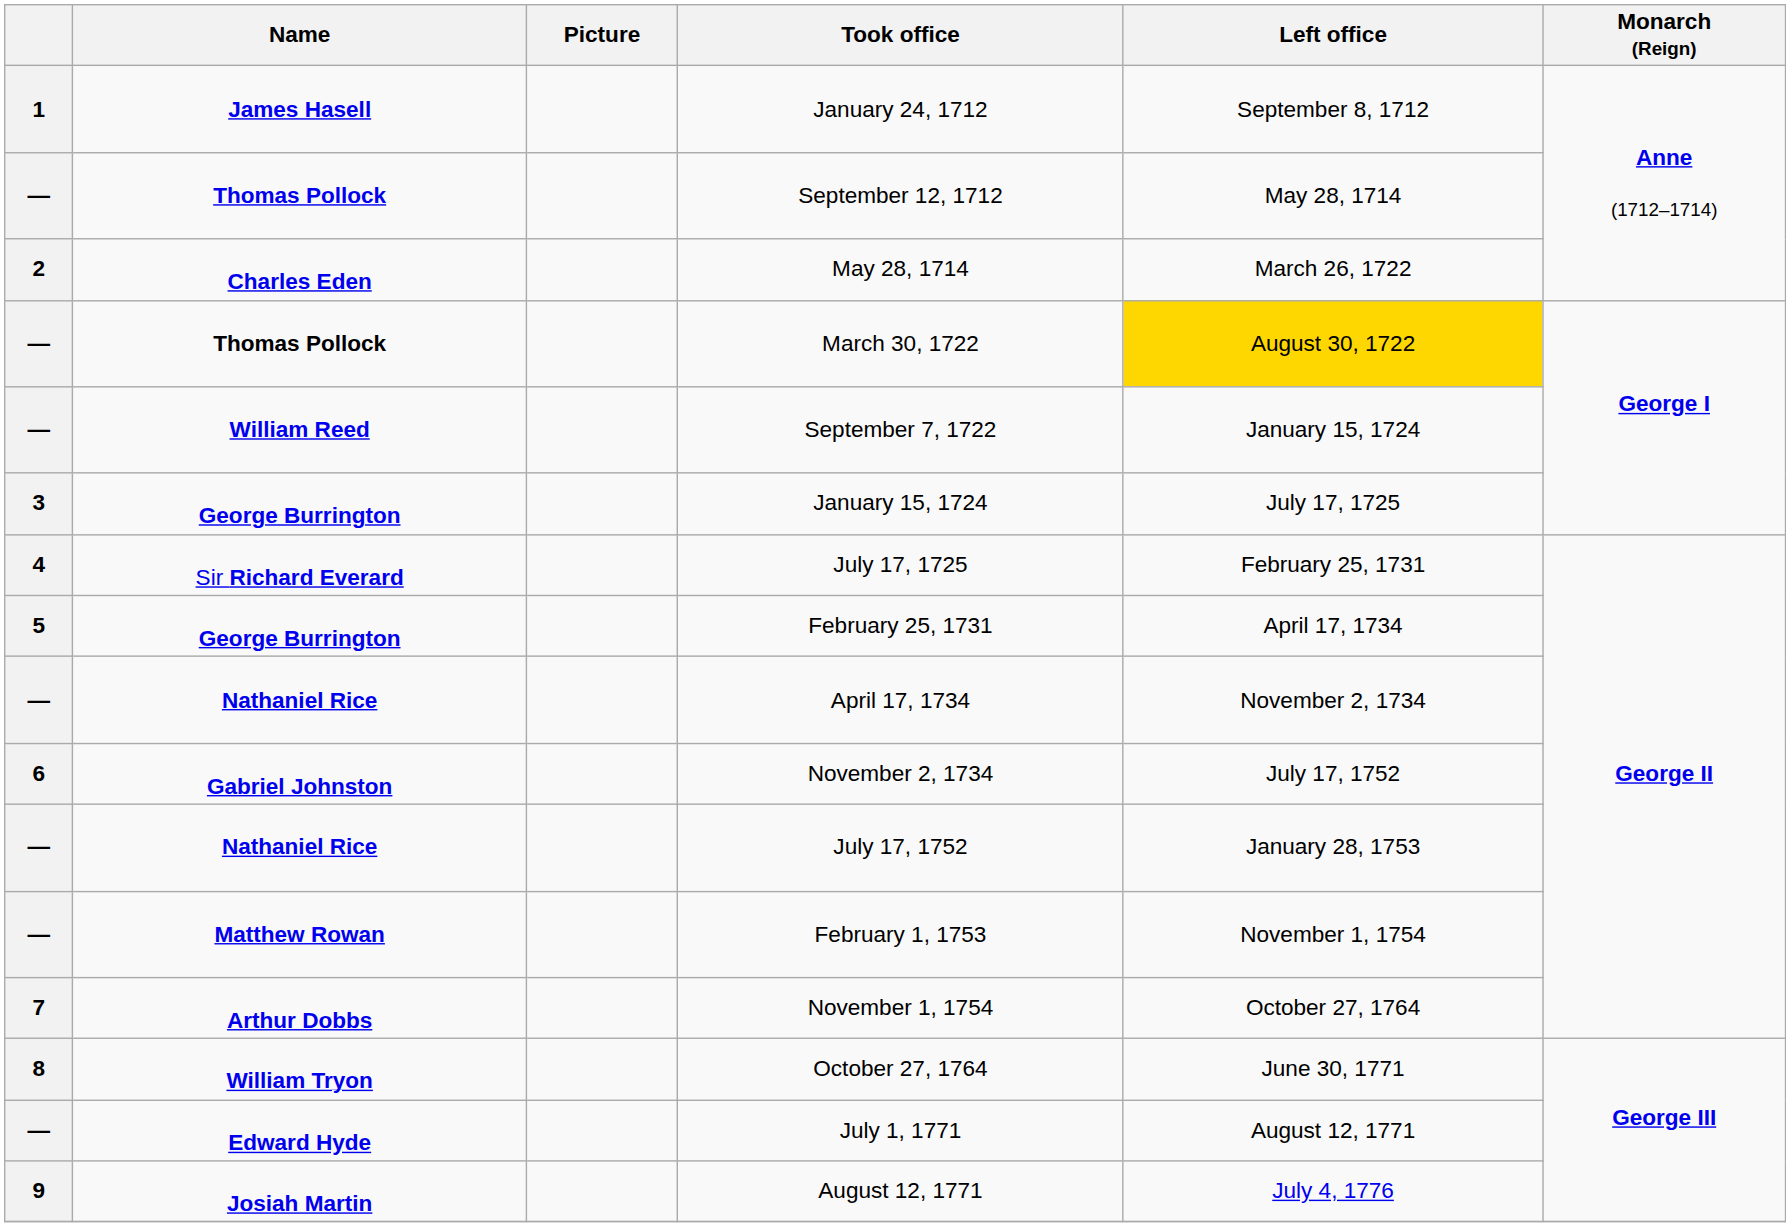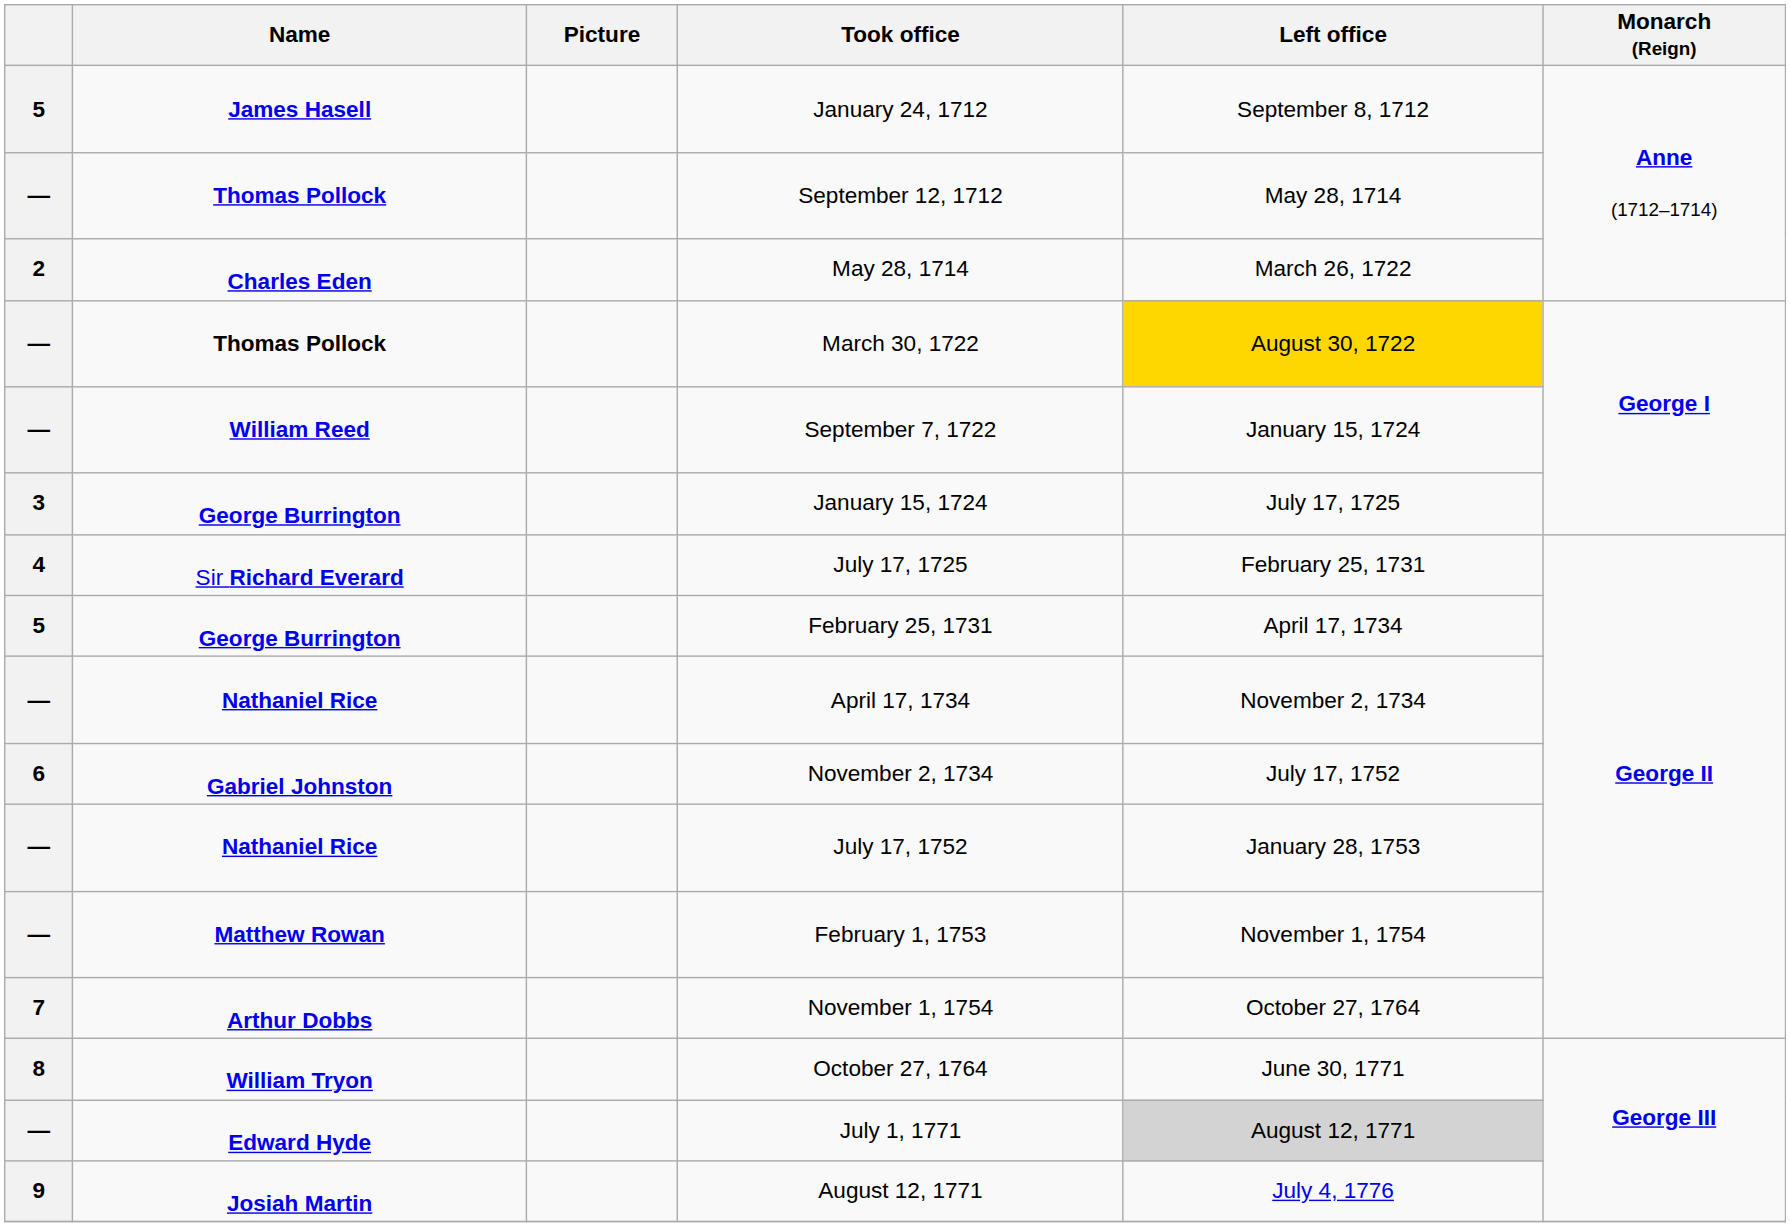(39, 108) 1 -> (39, 108) 5
(1333, 1130) no background -> (1333, 1130) lightgrey background
